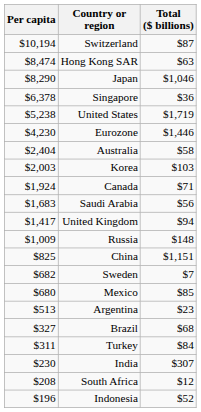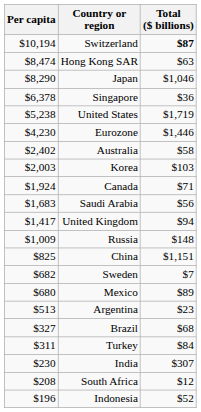(185, 43) normal -> (185, 43) bold
(40, 150) $2,404 -> (40, 150) $2,402
(185, 292) $85 -> (185, 292) $89
